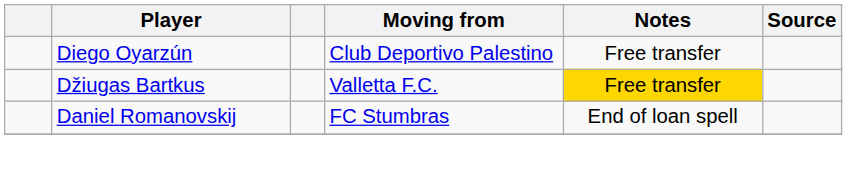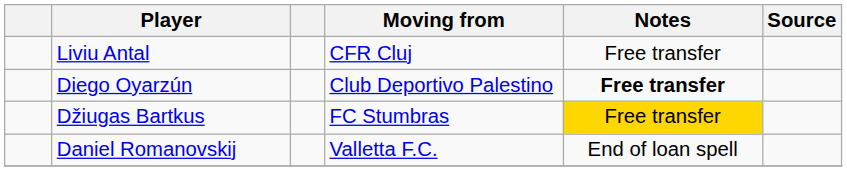+ row: (103, 52)
(663, 52) normal -> (663, 85) bold
(384, 85) Valletta F.C. -> (389, 117) FC Stumbras
(389, 117) FC Stumbras -> (384, 149) Valletta F.C.
